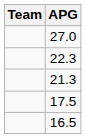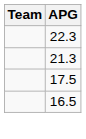- row: (63, 36)
